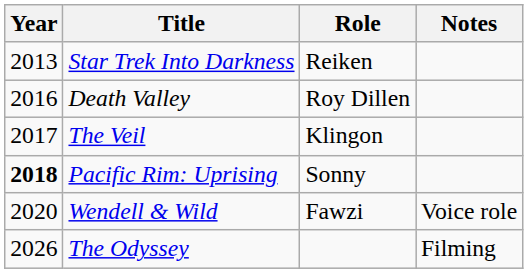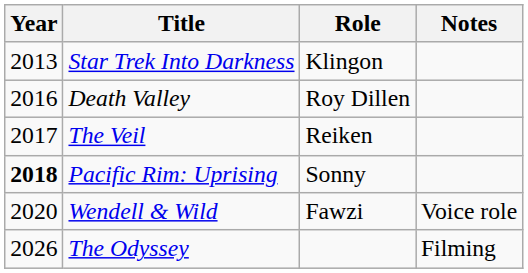(339, 60) Reiken -> (344, 60) Klingon
(344, 135) Klingon -> (339, 135) Reiken
